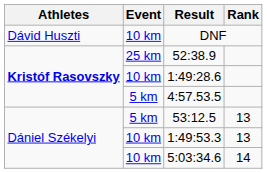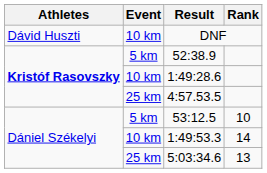(144, 56) 25 km -> (144, 56) 5 km
(144, 97) 5 km -> (144, 97) 25 km
(243, 117) 13 -> (243, 117) 10
(243, 138) 13 -> (243, 138) 14
(144, 158) 10 km -> (144, 158) 25 km
(243, 158) 14 -> (243, 158) 13
